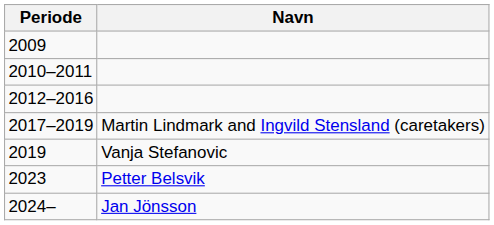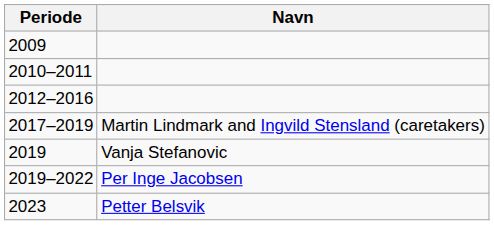+ row: (51, 179)
- row: (32, 206)
